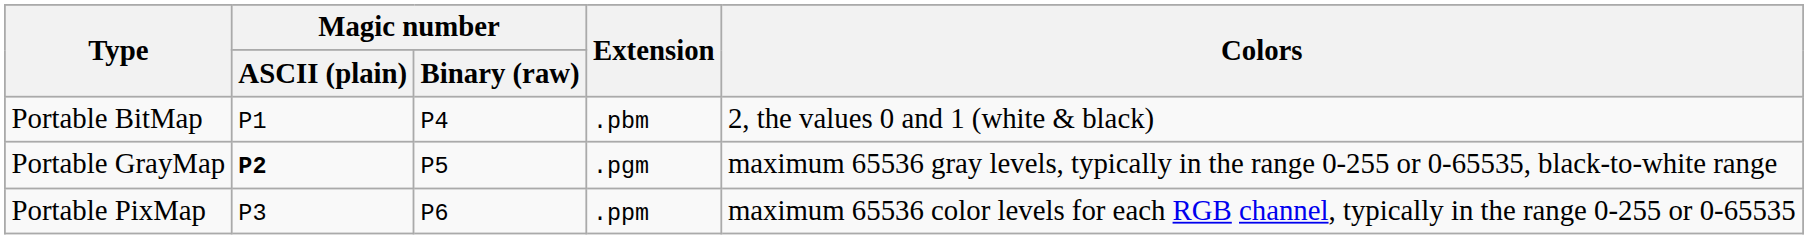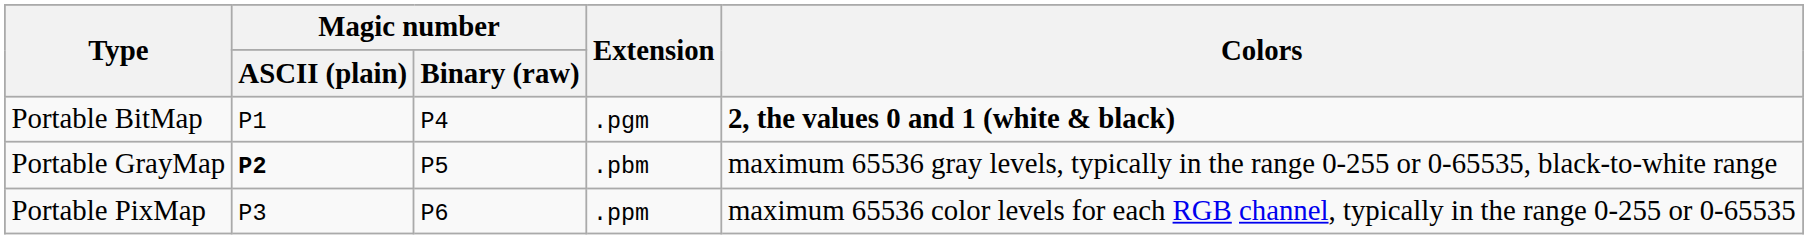(621, 122) .pbm -> (621, 122) .pgm
(941, 118) normal -> (951, 118) bold
(621, 167) .pgm -> (621, 167) .pbm
